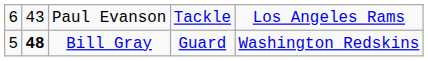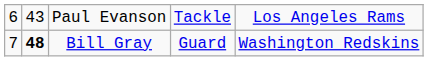(13, 43) 5 -> (13, 43) 7
